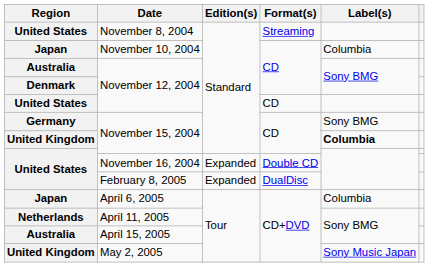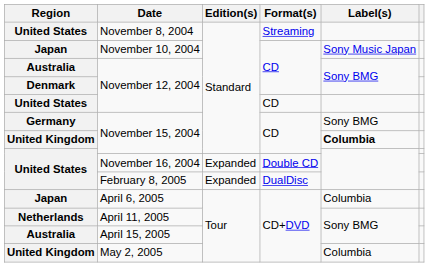(347, 49) Columbia -> (370, 49) Sony Music Japan
(370, 252) Sony Music Japan -> (347, 252) Columbia
